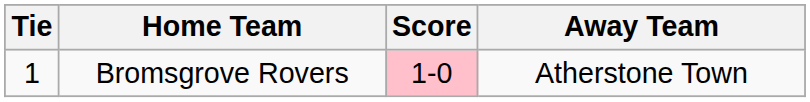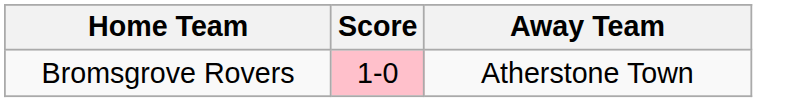- column: (32, 27)
